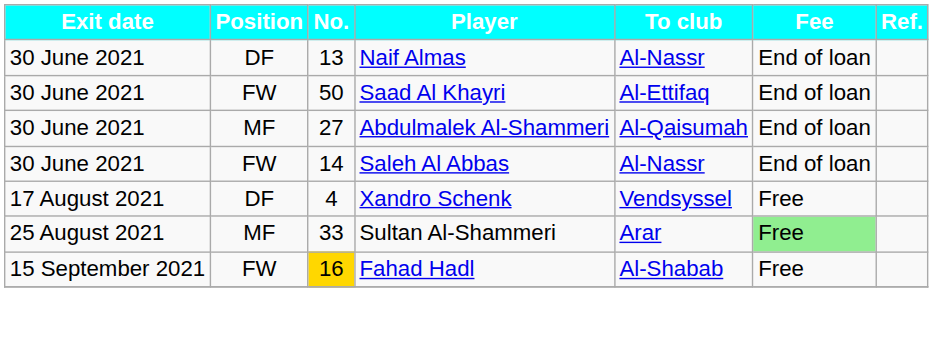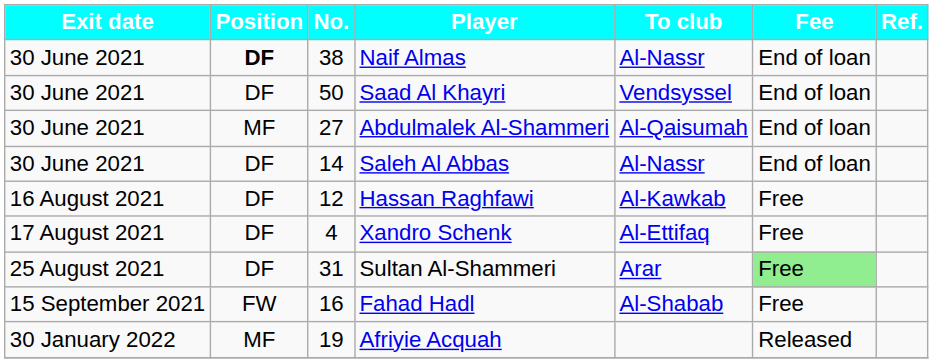(259, 57) normal -> (259, 57) bold
(331, 57) 13 -> (331, 57) 38
(259, 92) FW -> (259, 92) DF
(665, 92) Al-Ettifaq -> (676, 92) Vendsyssel
(259, 163) FW -> (259, 163) DF
+ row: (447, 198)
(676, 198) Vendsyssel -> (665, 233) Al-Ettifaq
(259, 233) MF -> (259, 269) DF
(331, 233) 33 -> (331, 269) 31
(331, 269) gold background -> (331, 304) no background
+ row: (431, 339)
